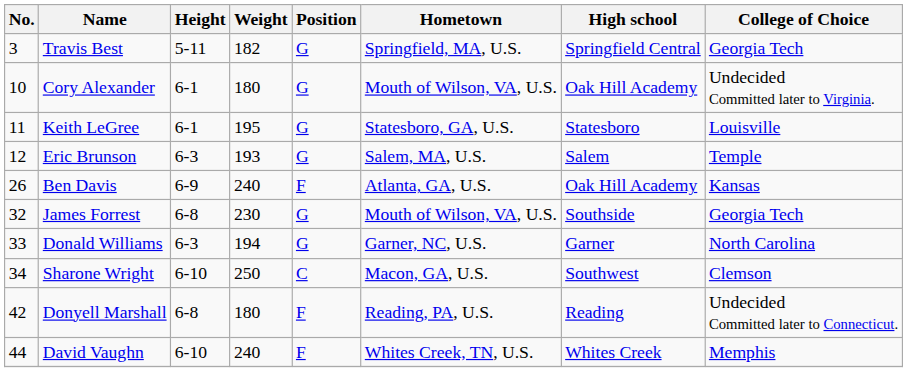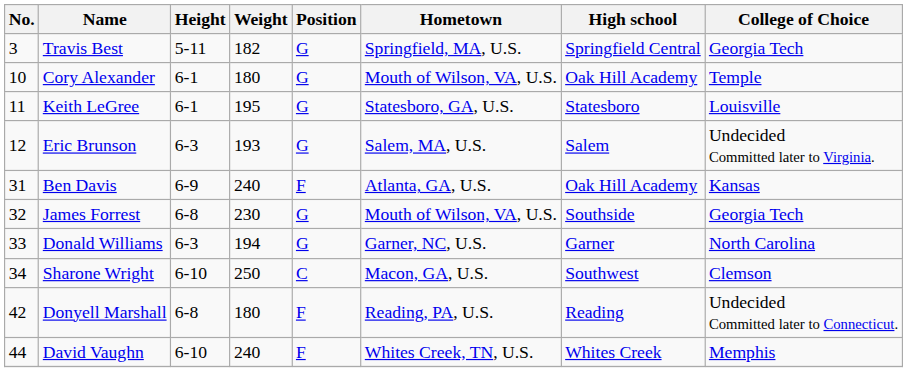(792, 87) Undecided Committed later to Virginia. -> (735, 77) Temple
(735, 156) Temple -> (792, 145) Undecided Committed later to Virginia.
(17, 185) 26 -> (17, 185) 31
